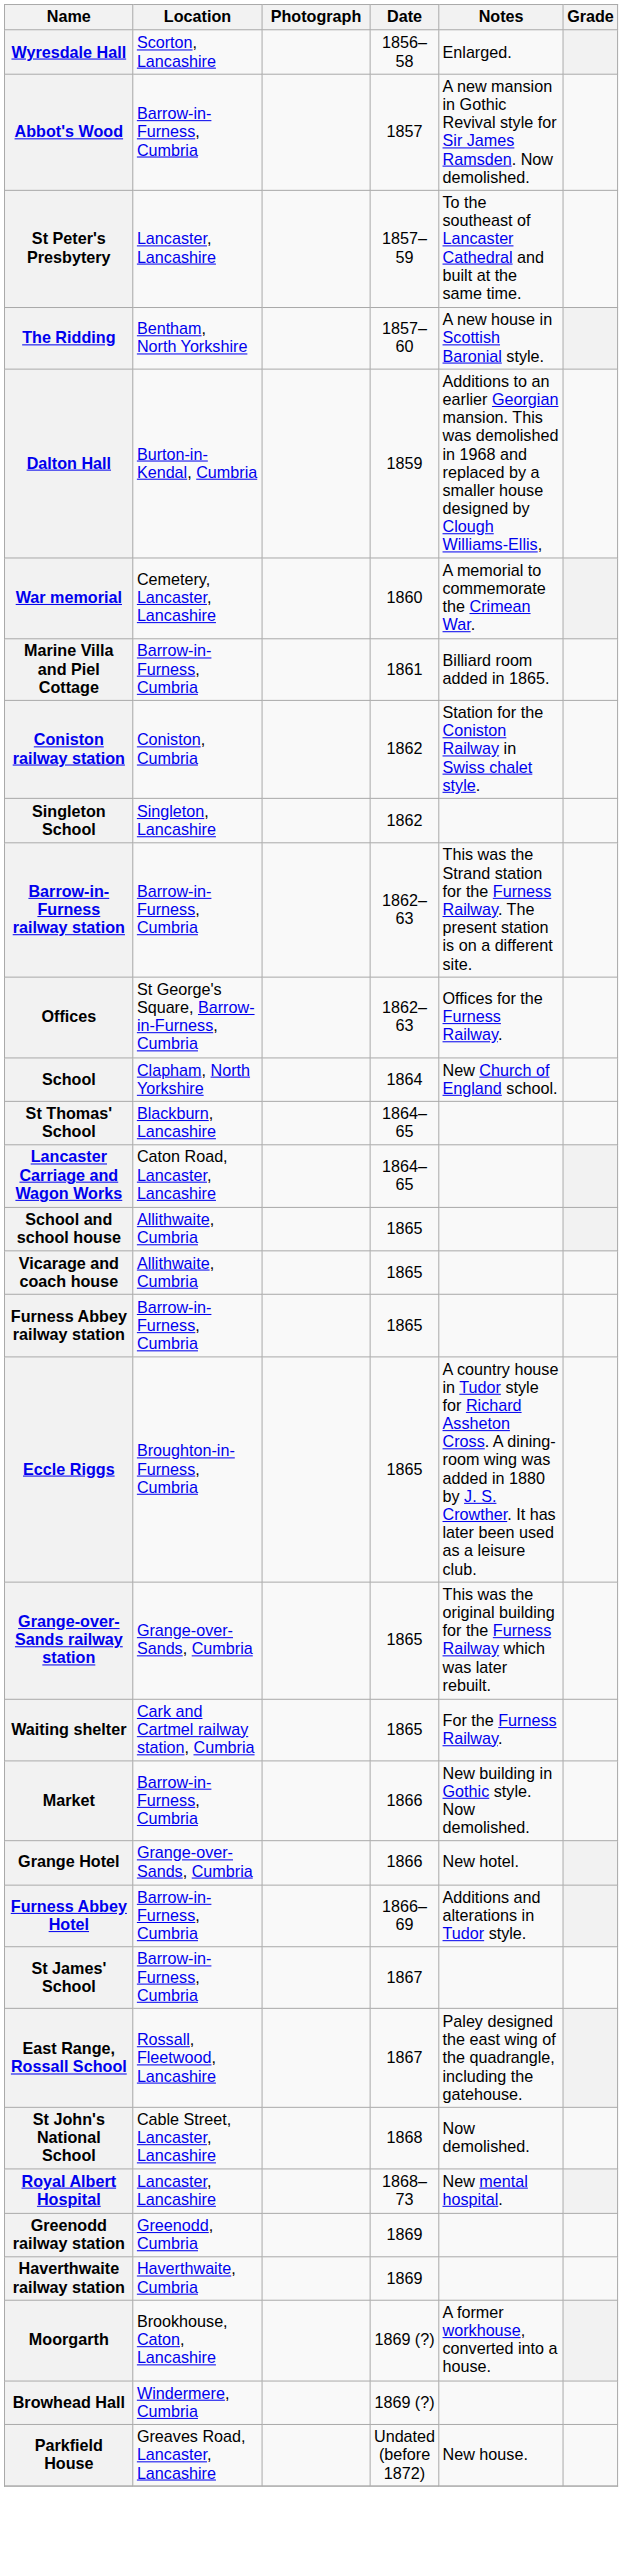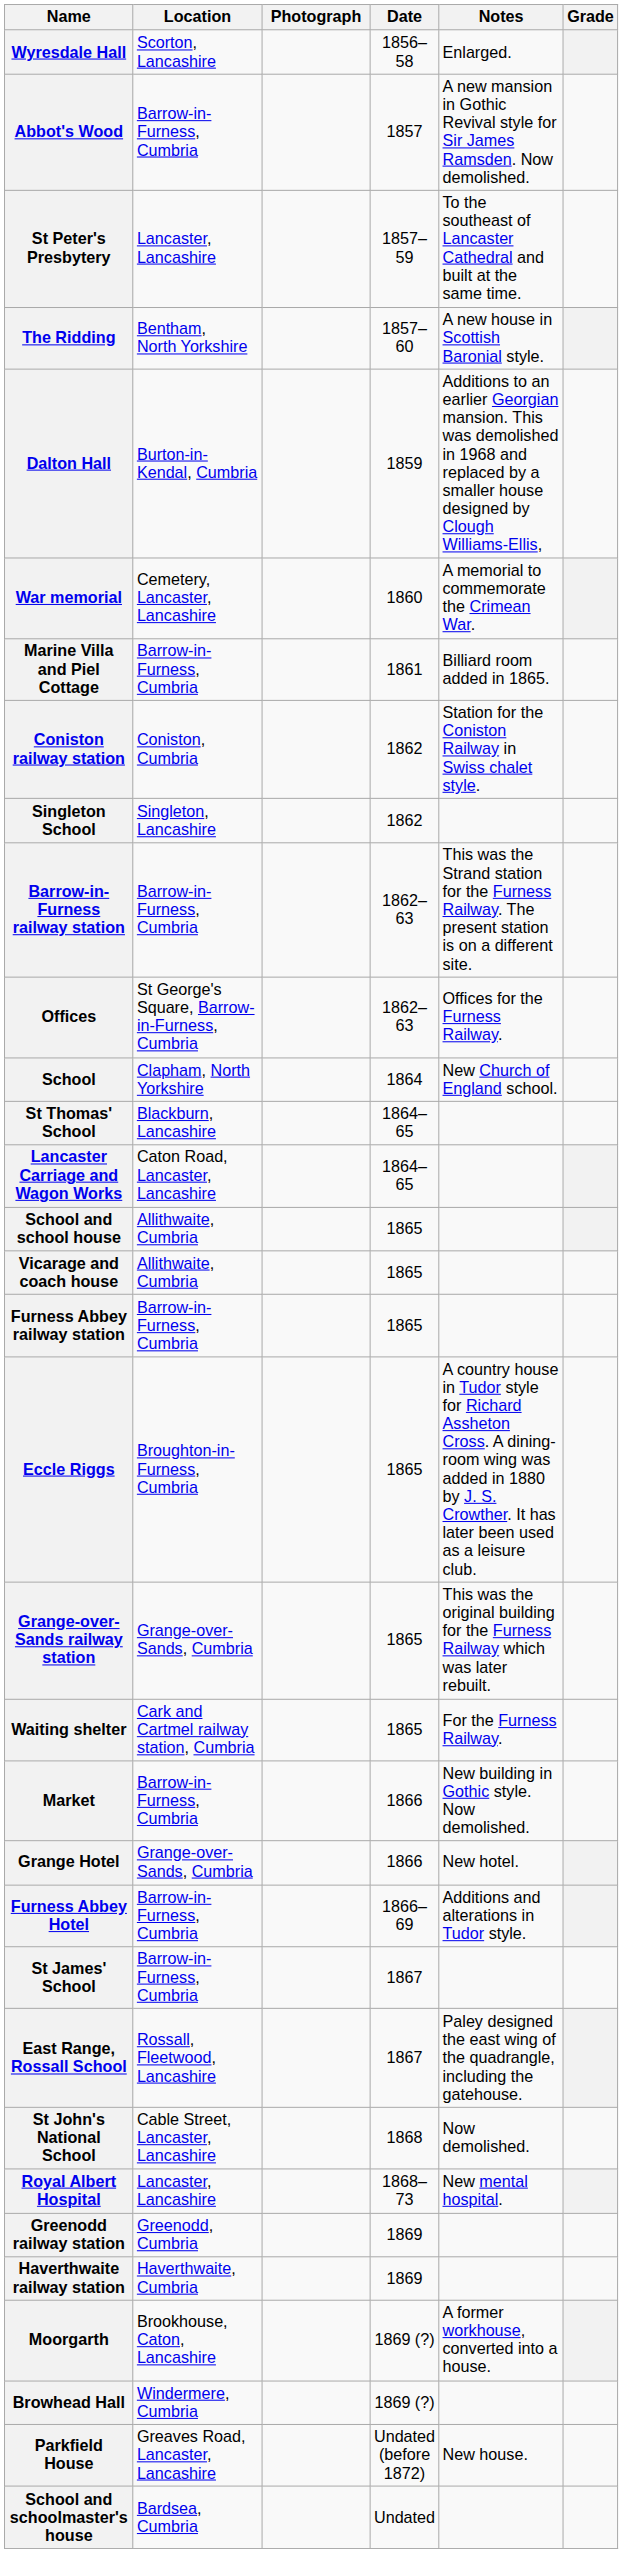+ row: (69, 2517)
